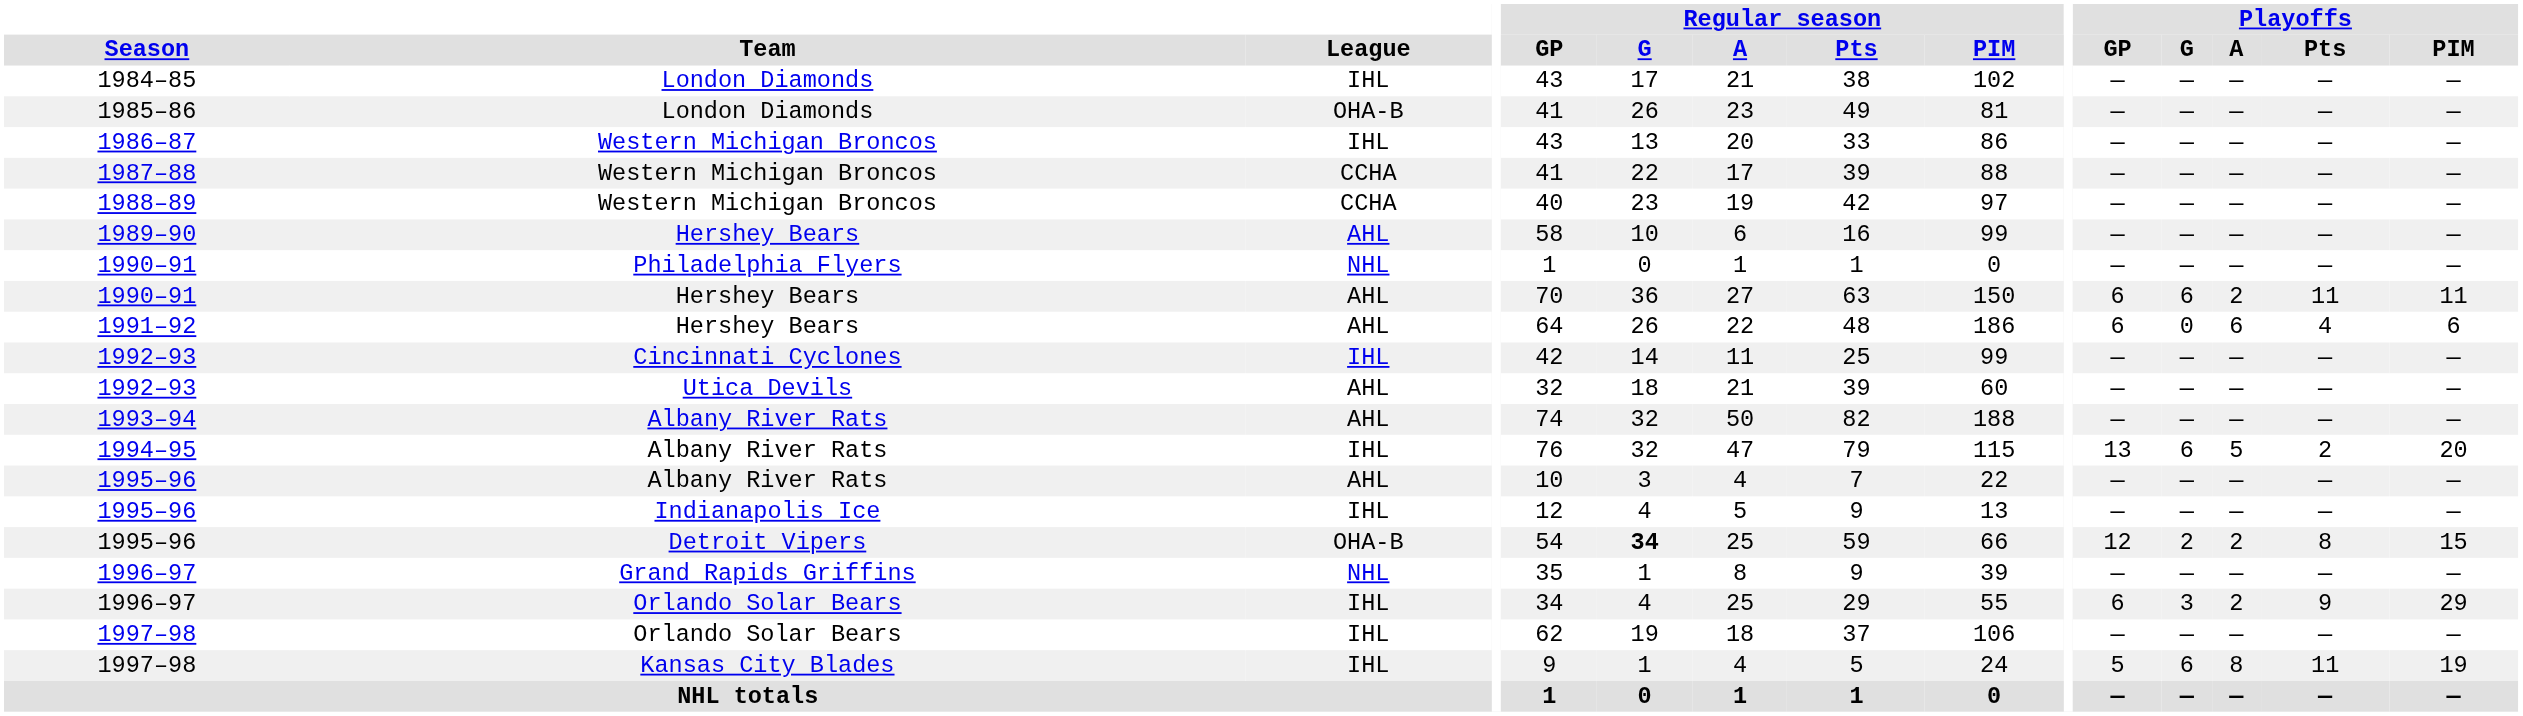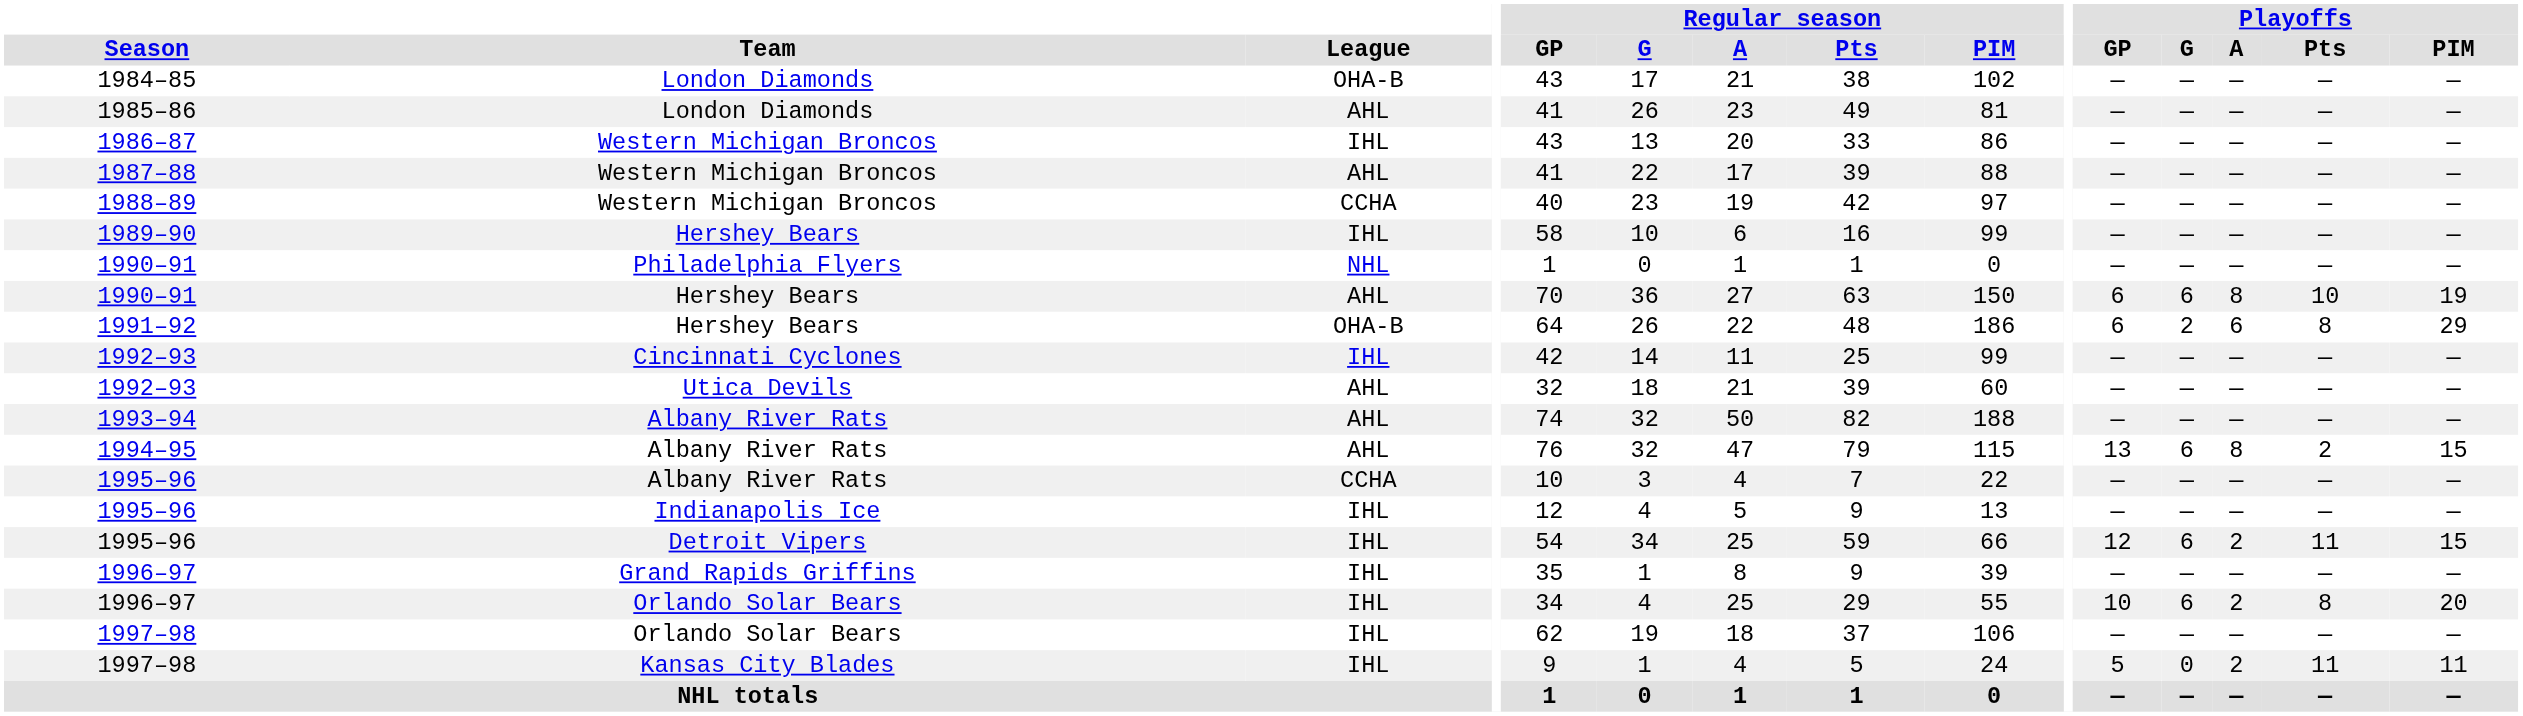(1368, 81) IHL -> (1368, 81) OHA-B
(1368, 112) OHA-B -> (1368, 112) AHL
(1368, 173) CCHA -> (1368, 173) AHL
(1368, 235) AHL -> (1368, 235) IHL
(2236, 296) 2 -> (2236, 296) 8
(2325, 296) 11 -> (2325, 296) 10
(2454, 296) 11 -> (2454, 296) 19
(1368, 327) AHL -> (1368, 327) OHA-B
(2187, 327) 0 -> (2187, 327) 2
(2325, 327) 4 -> (2325, 327) 8
(2454, 327) 6 -> (2454, 327) 29
(1368, 450) IHL -> (1368, 450) AHL
(2236, 450) 5 -> (2236, 450) 8
(2454, 450) 20 -> (2454, 450) 15
(1368, 481) AHL -> (1368, 481) CCHA
(1368, 542) OHA-B -> (1368, 542) IHL
(1645, 542) bold -> (1645, 542) normal
(2187, 542) 2 -> (2187, 542) 6
(2325, 542) 8 -> (2325, 542) 11
(1368, 573) NHL -> (1368, 573) IHL
(2118, 604) 6 -> (2118, 604) 10
(2187, 604) 3 -> (2187, 604) 6
(2325, 604) 9 -> (2325, 604) 8
(2454, 604) 29 -> (2454, 604) 20
(2187, 666) 6 -> (2187, 666) 0
(2236, 666) 8 -> (2236, 666) 2
(2454, 666) 19 -> (2454, 666) 11
